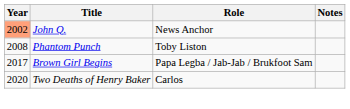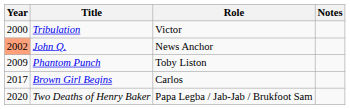+ row: (57, 29)
(17, 46) 2008 -> (17, 63) 2009
(234, 63) Papa Legba / Jab-Jab / Brukfoot Sam -> (169, 79) Carlos
(169, 79) Carlos -> (234, 96) Papa Legba / Jab-Jab / Brukfoot Sam
